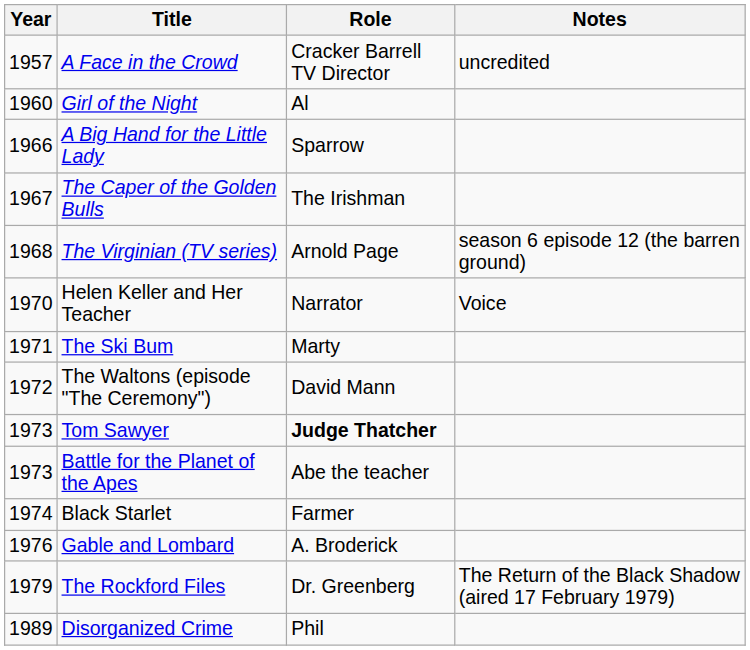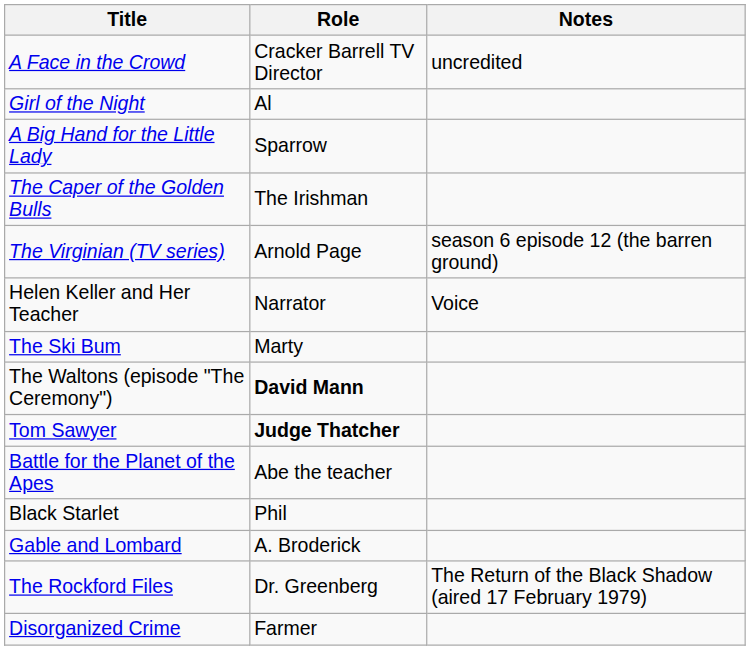- column: (31, 19)
(343, 388) normal -> (309, 388) bold
(323, 514) Farmer -> (270, 514) Phil
(307, 629) Phil -> (286, 629) Farmer
